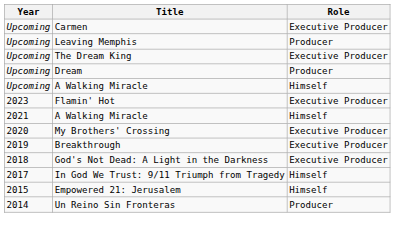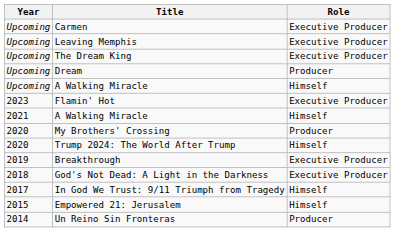(311, 41) Producer -> (338, 41) Executive Producer
(338, 130) Executive Producer -> (311, 130) Producer
+ row: (17, 145)
